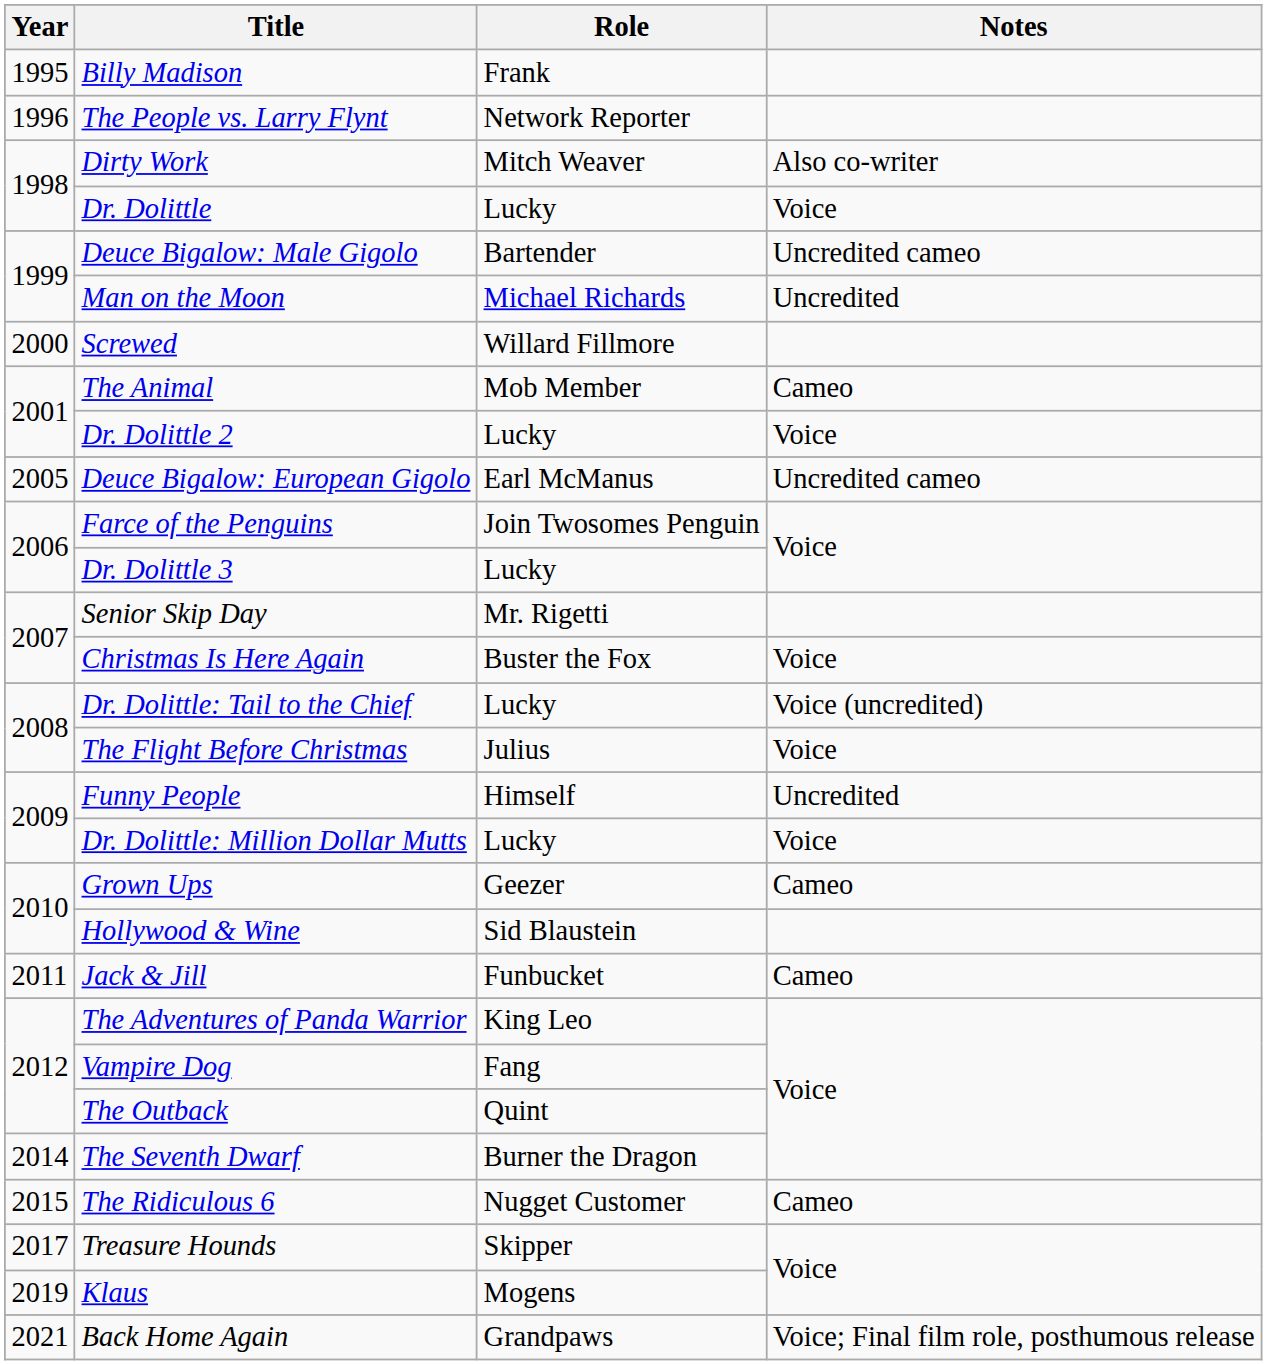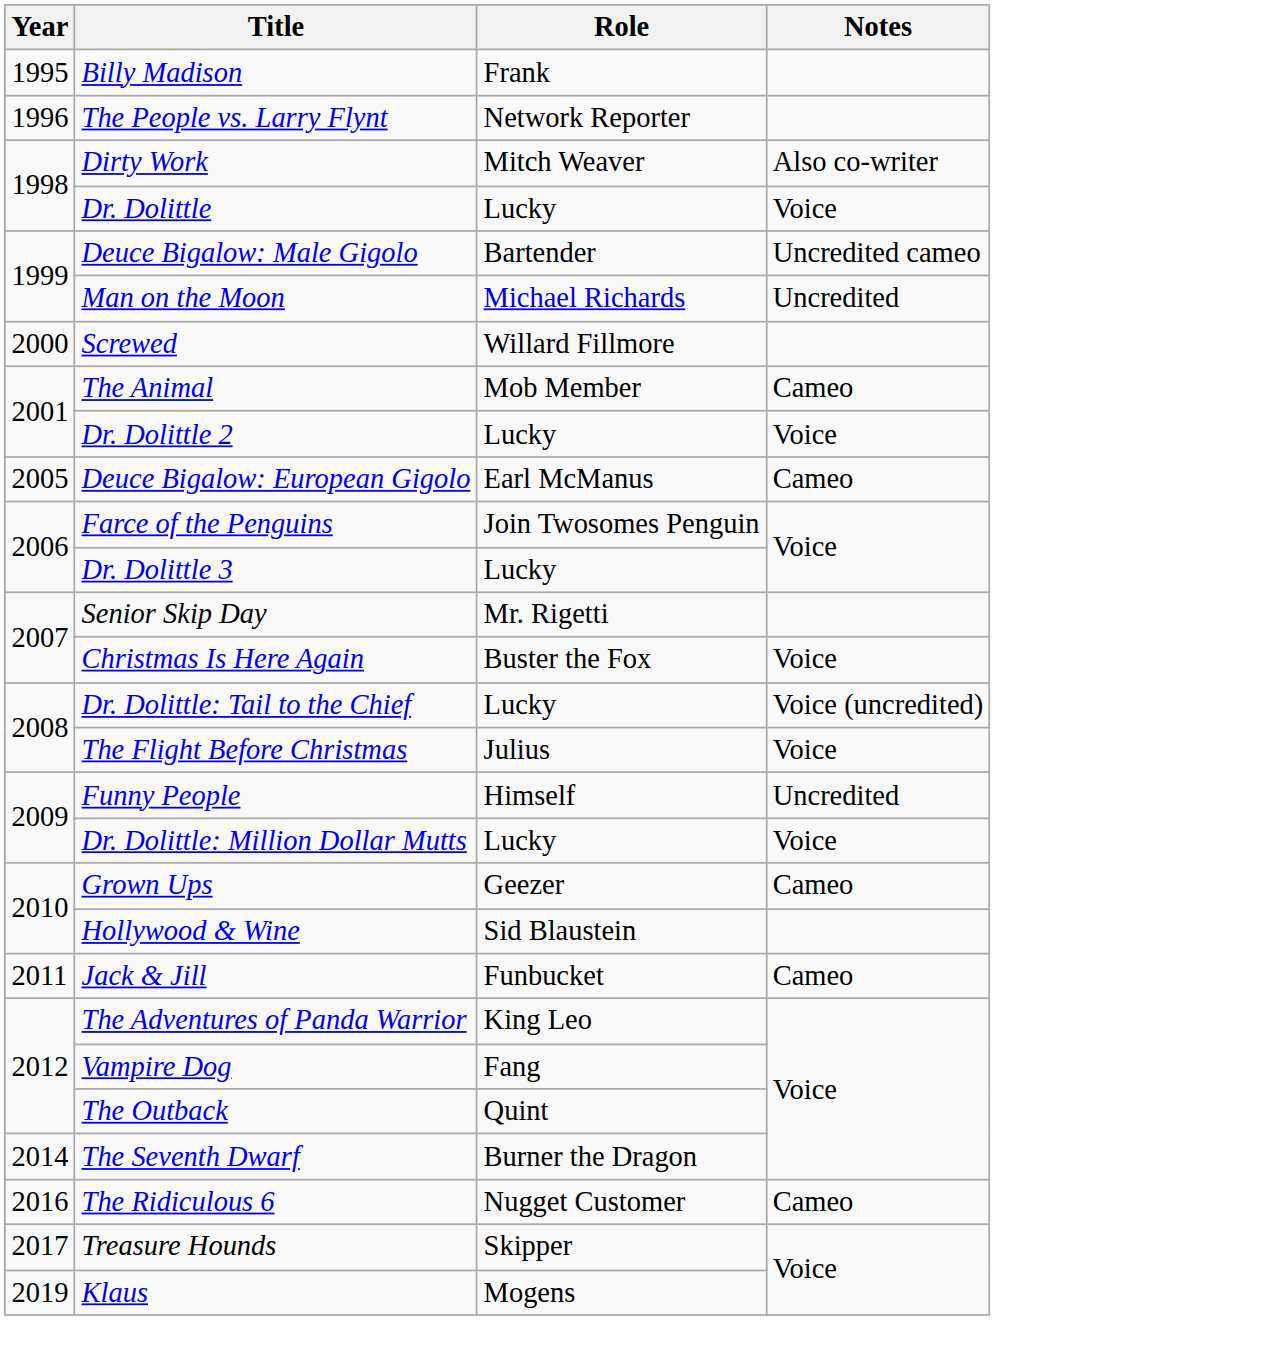(877, 478) Uncredited cameo -> (813, 478) Cameo
(40, 1201) 2015 -> (40, 1201) 2016
- row: (185, 1336)
